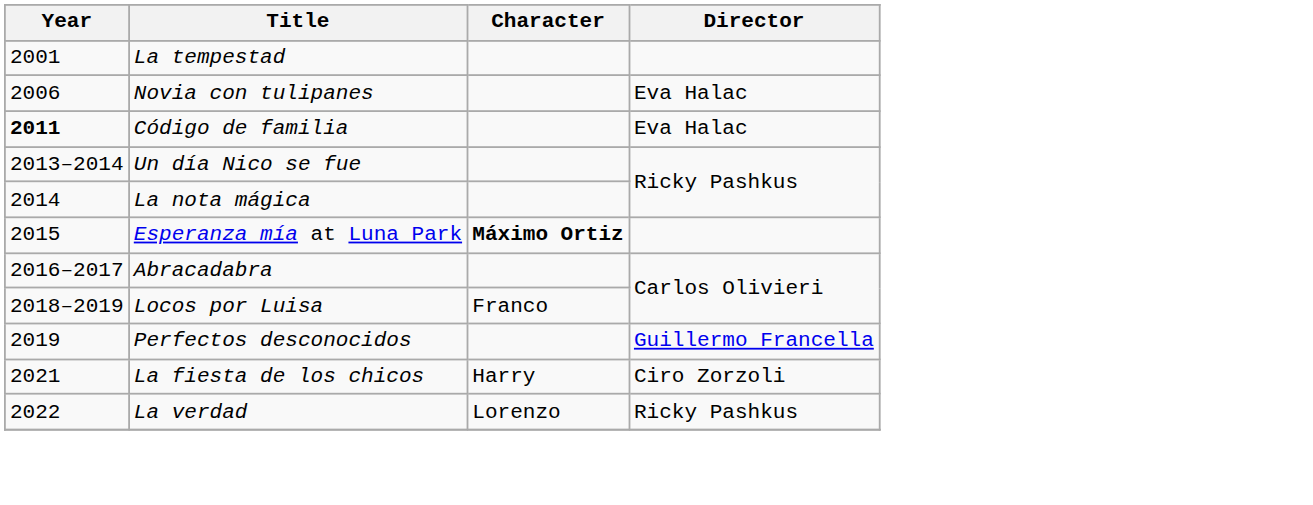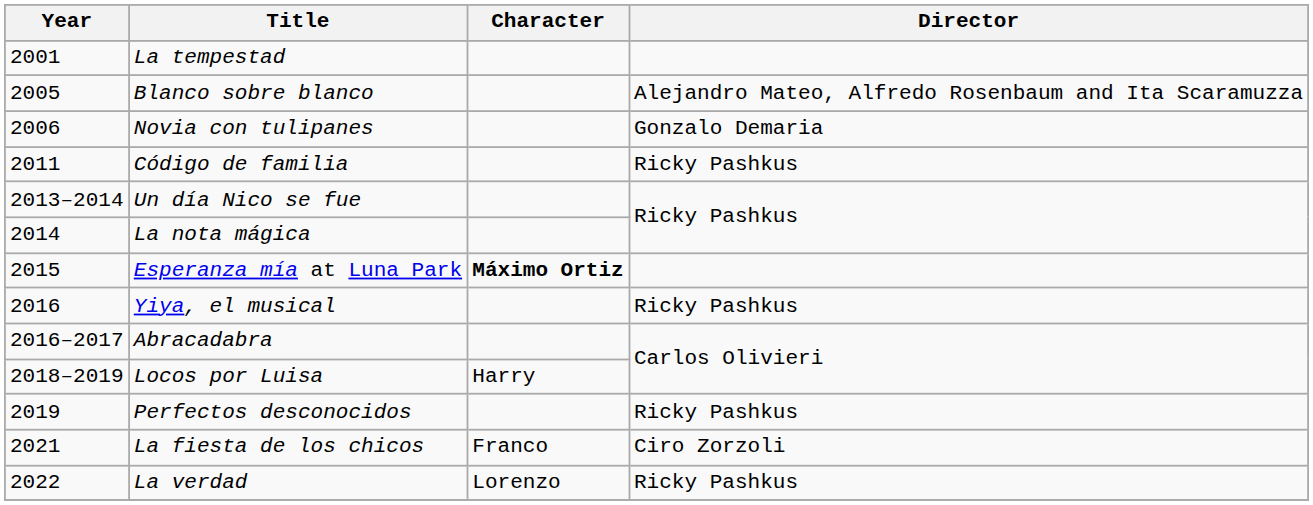+ row: (254, 93)
(691, 93) Eva Halac -> (729, 128) Gonzalo Demaria
(35, 128) bold -> (35, 164) normal
(691, 128) Eva Halac -> (716, 164) Ricky Pashkus
+ row: (235, 305)
(510, 305) Franco -> (504, 376) Harry
(754, 341) Guillermo Francella -> (716, 411) Ricky Pashkus
(504, 376) Harry -> (510, 447) Franco
